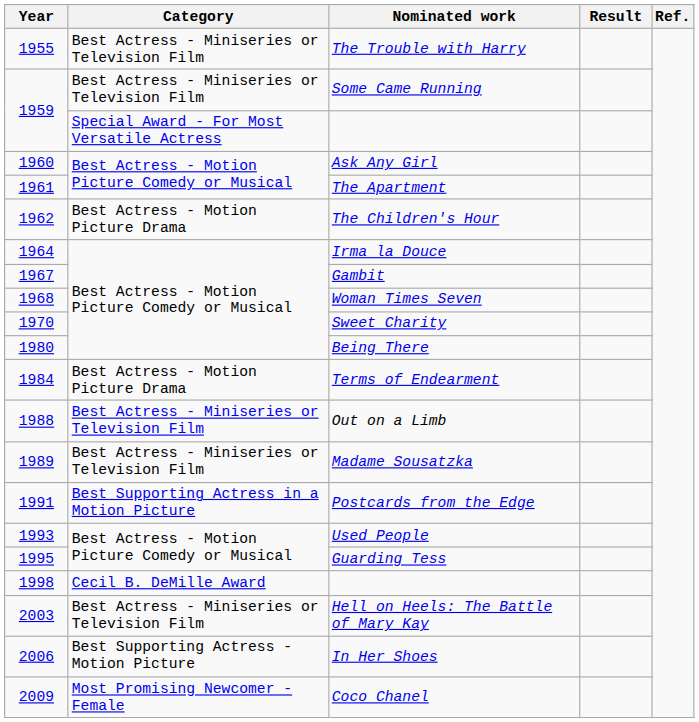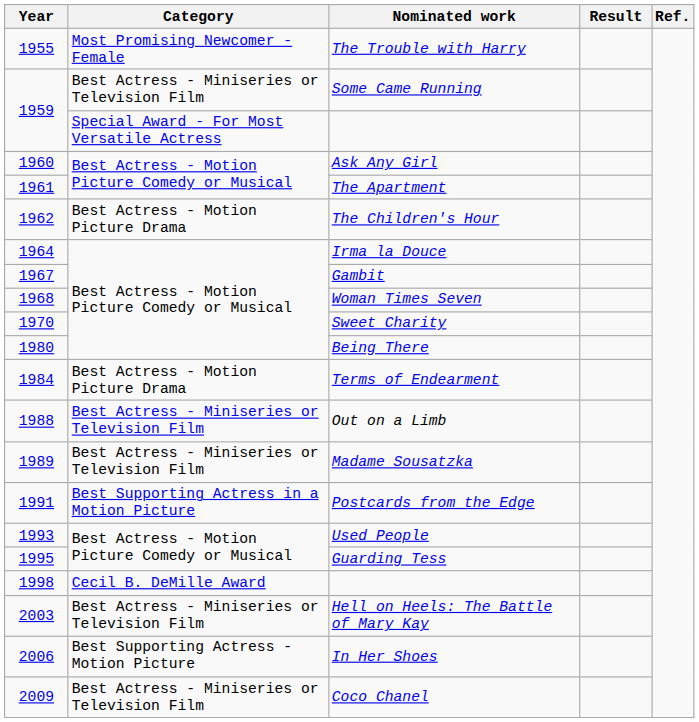(195, 49) Best Actress - Miniseries or Television Film -> (182, 49) Most Promising Newcomer - Female
(182, 697) Most Promising Newcomer - Female -> (195, 697) Best Actress - Miniseries or Television Film
